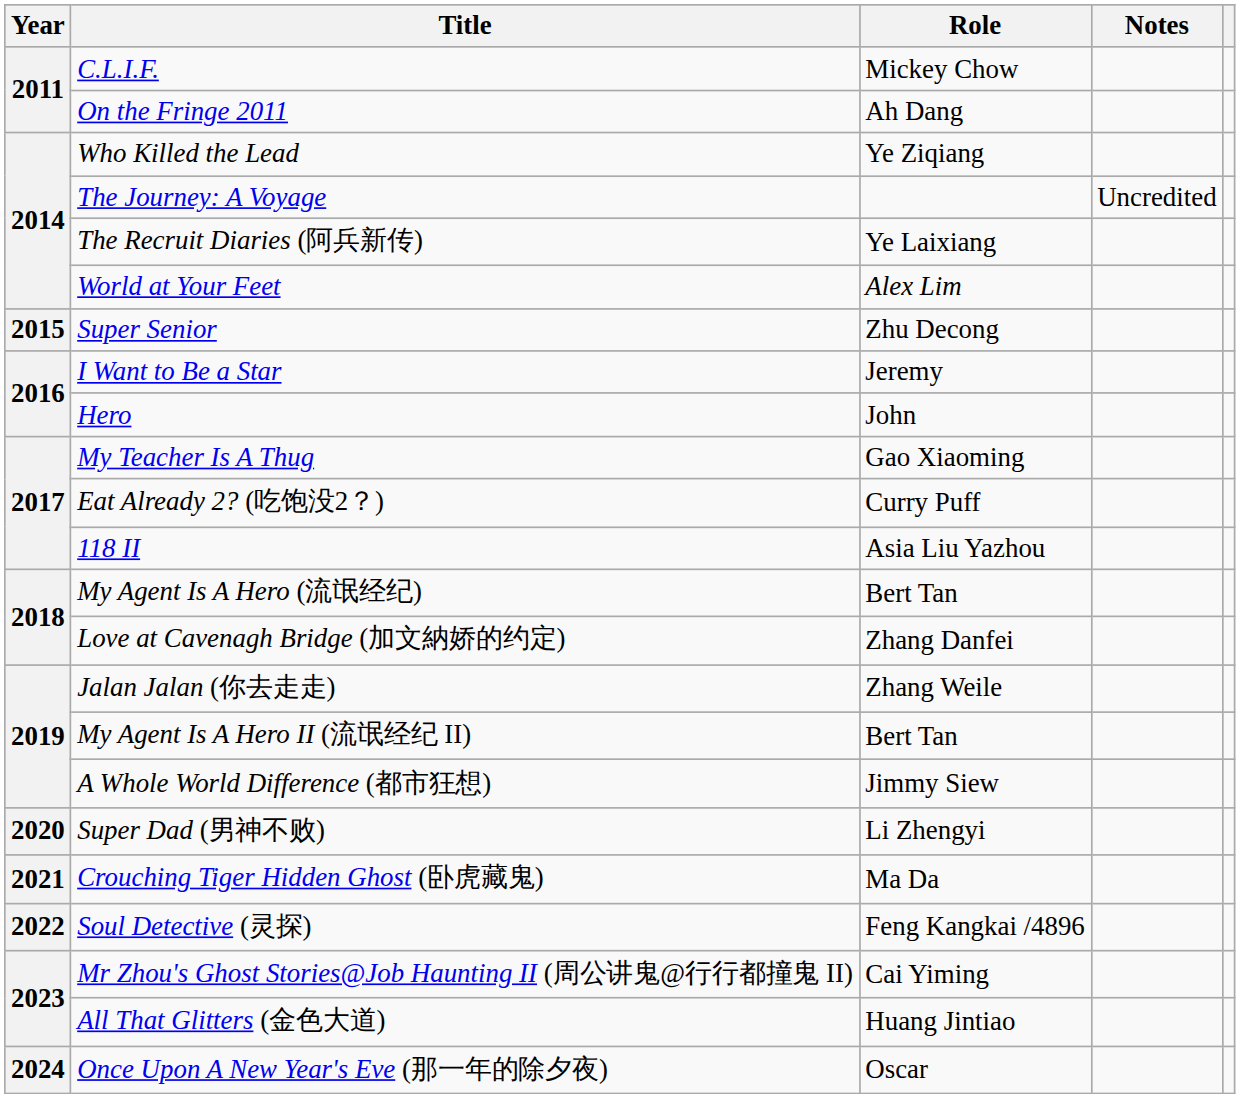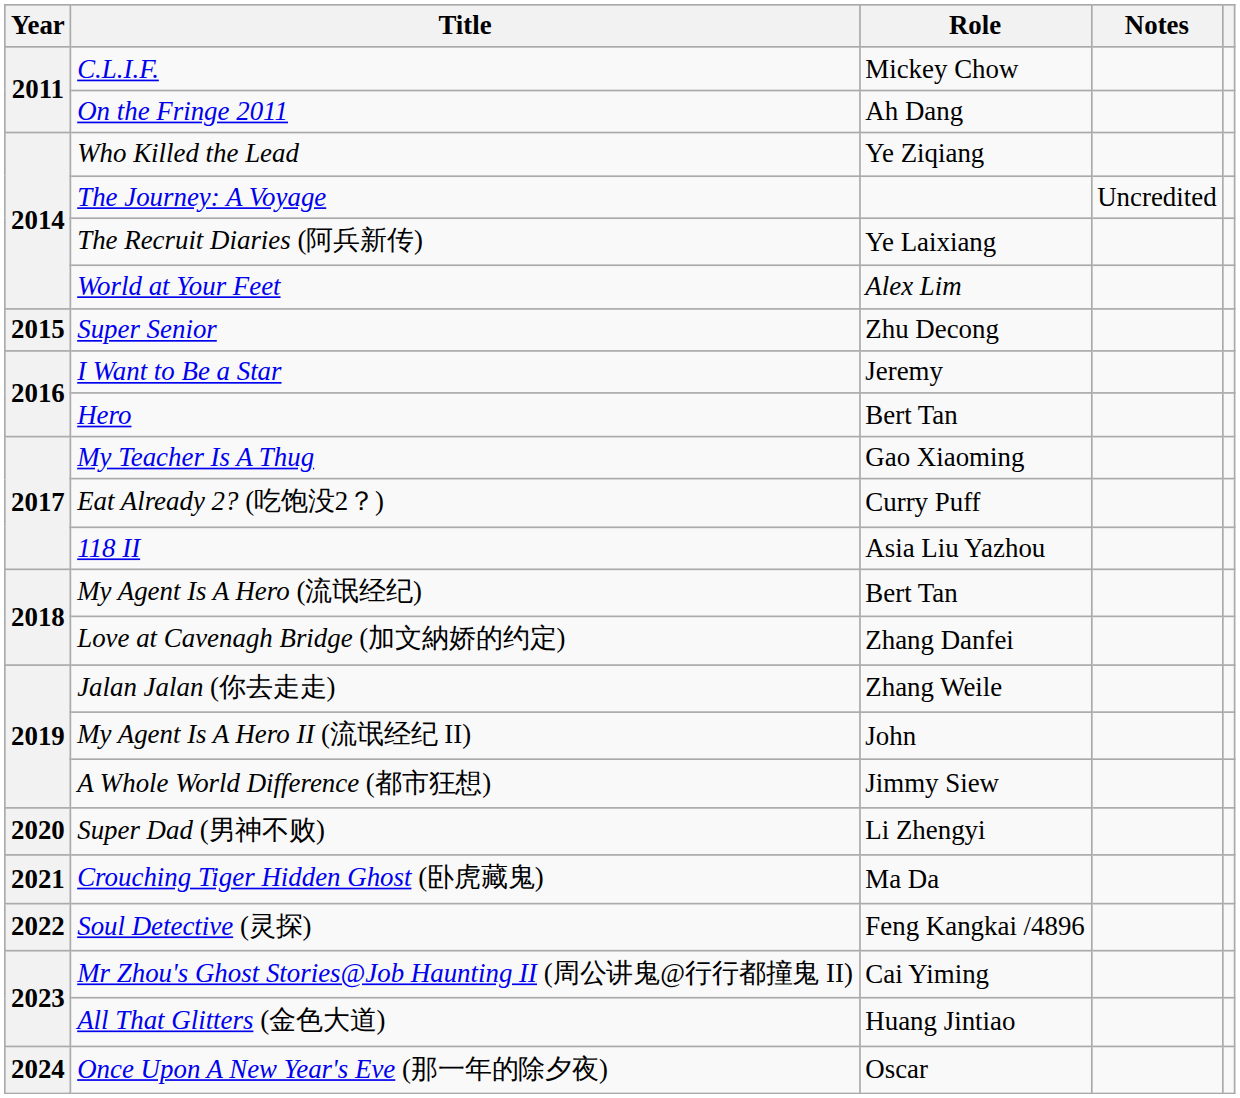(891, 414) John -> (912, 414) Bert Tan
(912, 735) Bert Tan -> (891, 735) John
